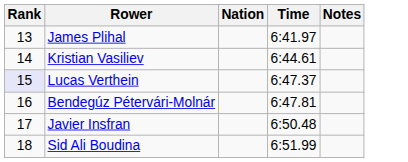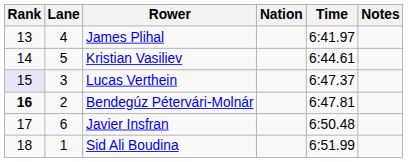+ column: (64, 15)
(24, 102) normal -> (24, 102) bold
